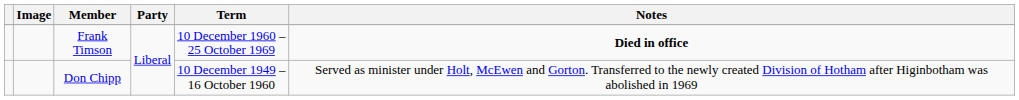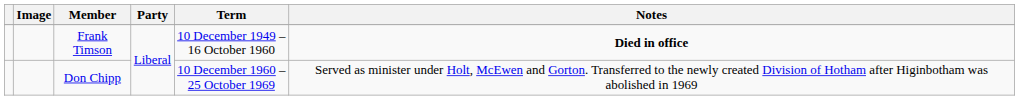(231, 42) 10 December 1960 – 25 October 1969 -> (231, 42) 10 December 1949 – 16 October 1960
(231, 77) 10 December 1949 – 16 October 1960 -> (231, 77) 10 December 1960 – 25 October 1969
